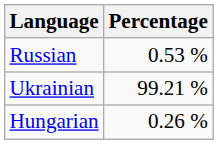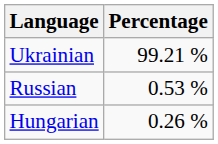rows swapped: (52, 88) <-> (43, 54)
